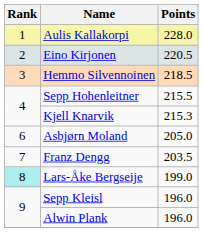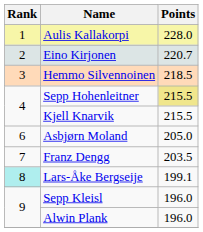(178, 55) 220.5 -> (178, 55) 220.7
(178, 95) no background -> (178, 95) khaki background
(178, 116) 215.3 -> (178, 116) 215.5
(178, 177) 199.0 -> (178, 177) 199.1
